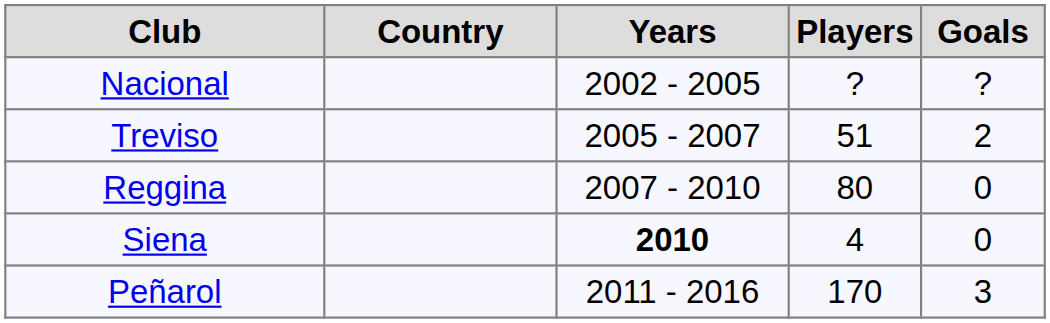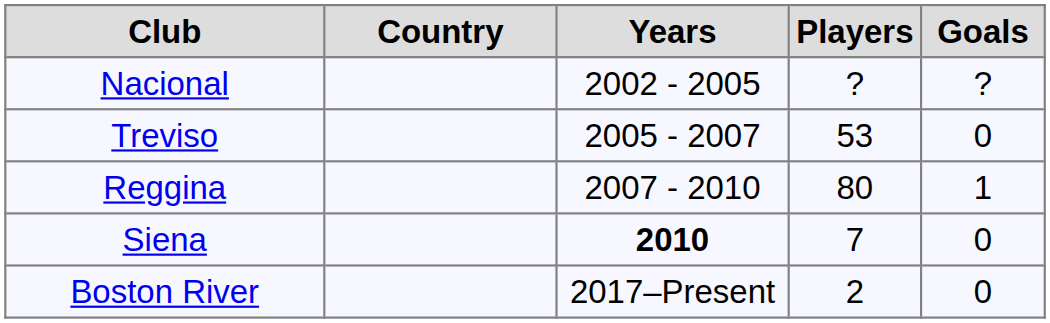(855, 135) 51 -> (855, 135) 53
(983, 135) 2 -> (983, 135) 0
(983, 187) 0 -> (983, 187) 1
(855, 239) 4 -> (855, 239) 7
- row: (165, 292)
+ row: (165, 292)
